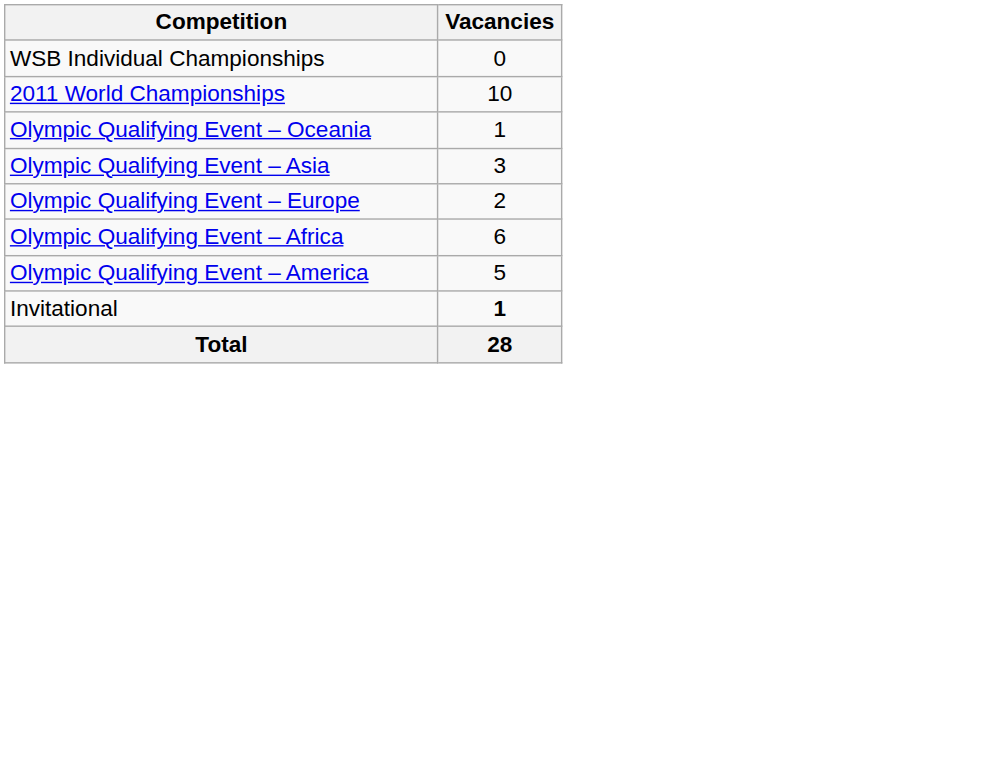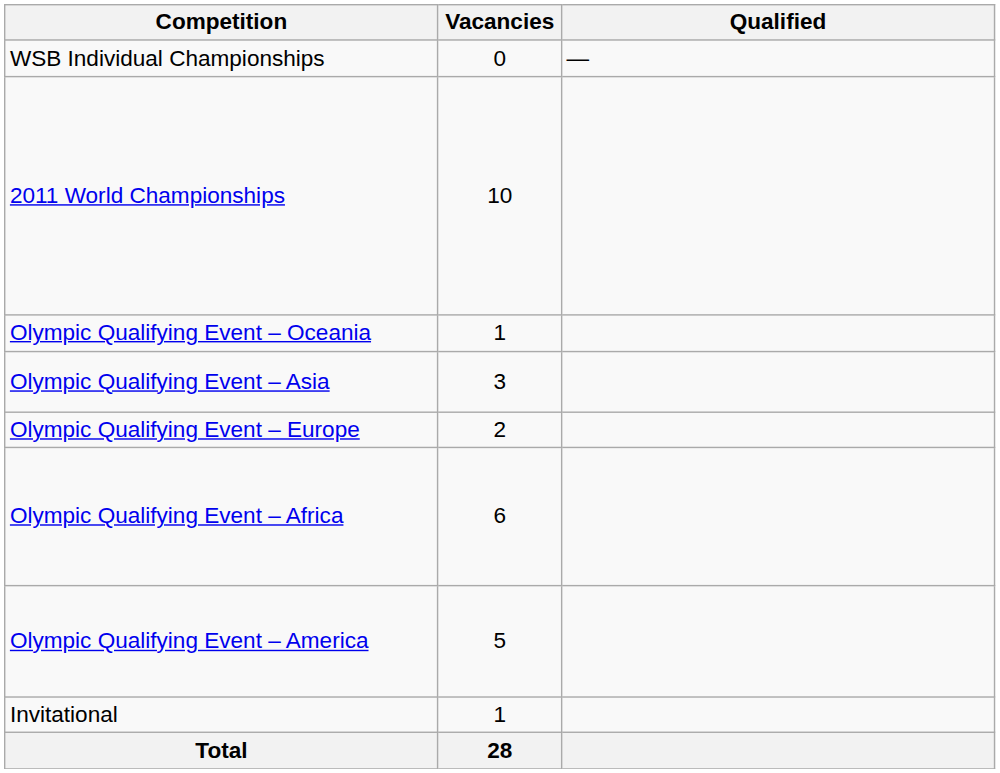+ column: (778, 22)
(500, 308) bold -> (500, 714) normal
